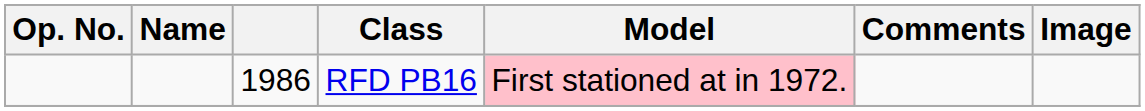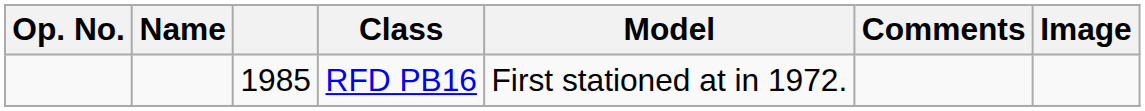(276, 79) 1986 -> (276, 79) 1985
(669, 79) pink background -> (669, 79) no background
